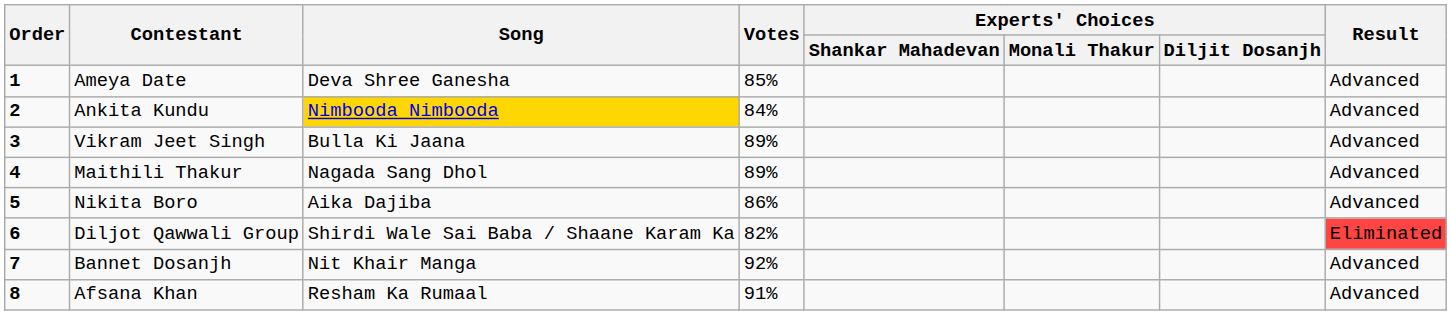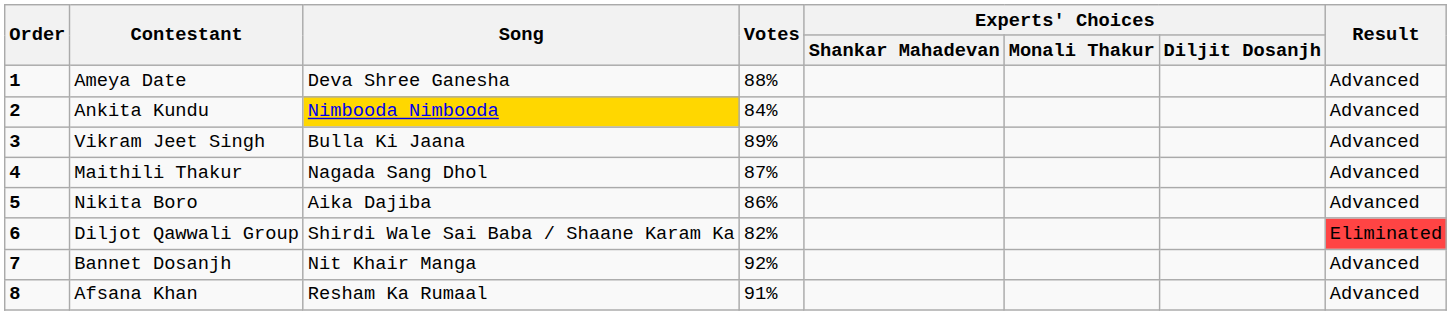(761, 81) 85% -> (761, 81) 88%
(761, 173) 89% -> (761, 173) 87%
